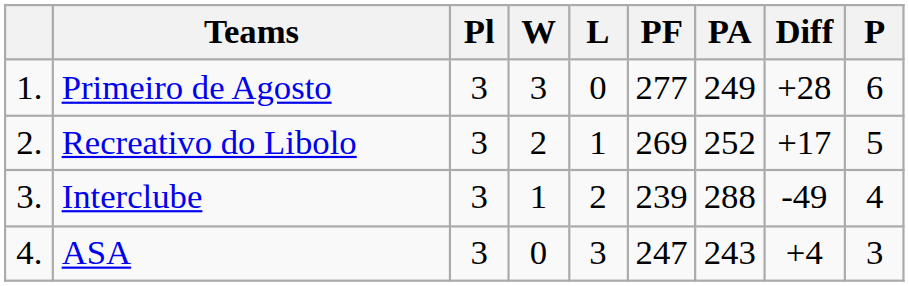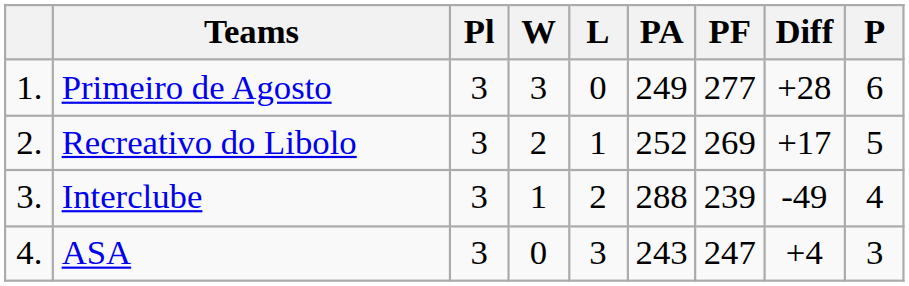columns swapped: (662, 32) <-> (730, 32)
